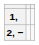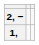rows swapped: (15, 32) <-> (15, 16)
